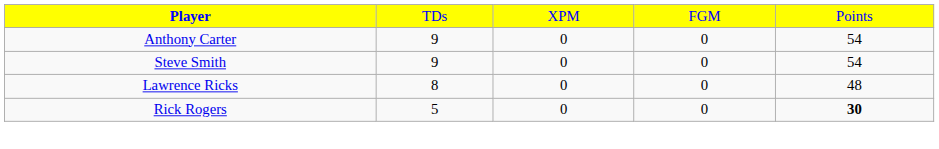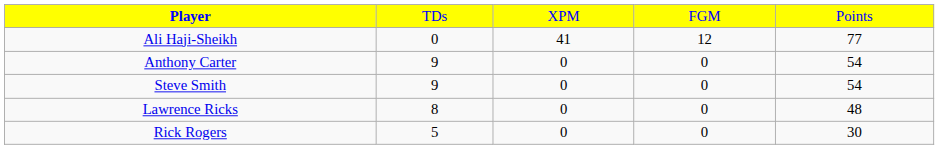+ row: (190, 39)
(854, 109) bold -> (854, 132) normal
